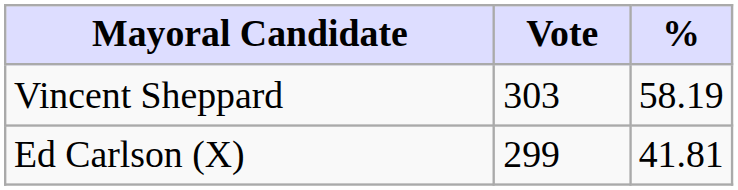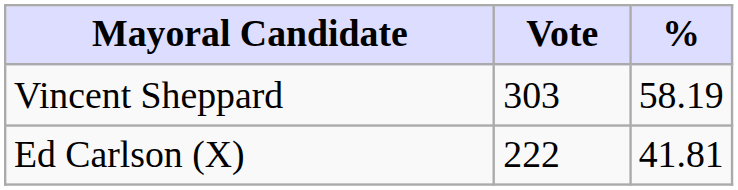(532, 154) 299 -> (532, 154) 222
